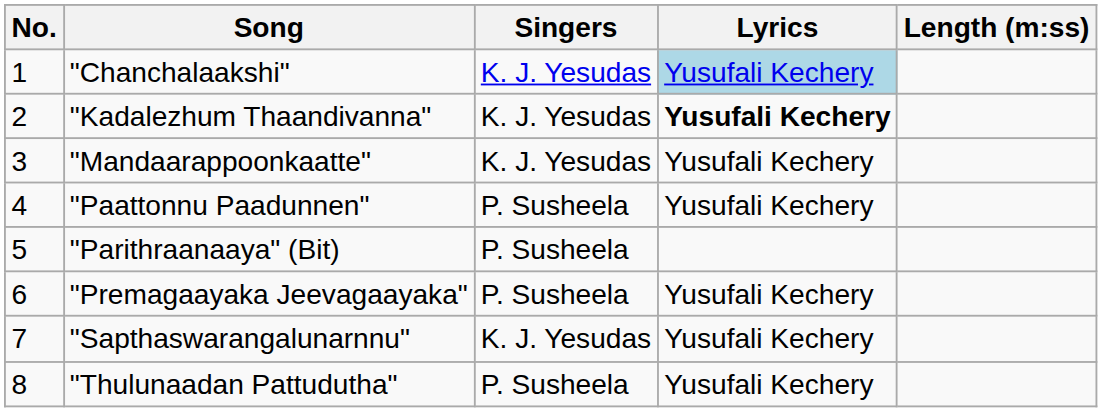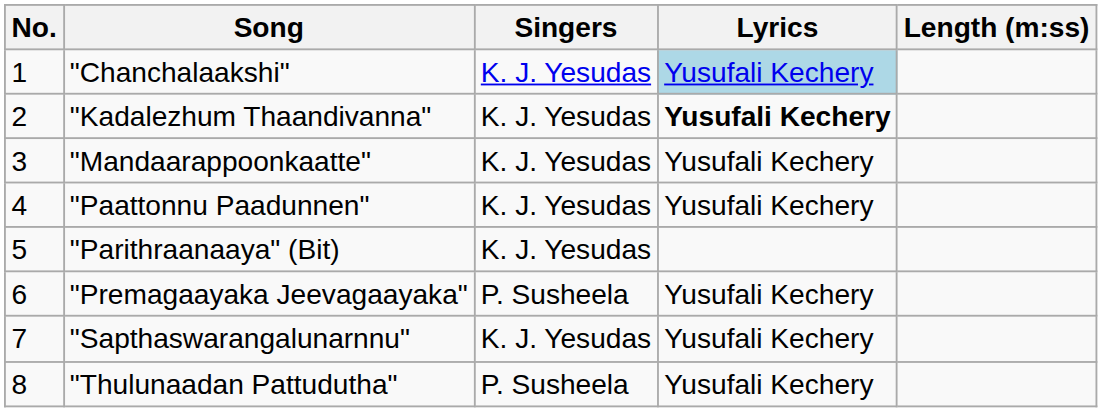(555, 205) P. Susheela -> (566, 205) K. J. Yesudas
(555, 250) P. Susheela -> (566, 250) K. J. Yesudas
